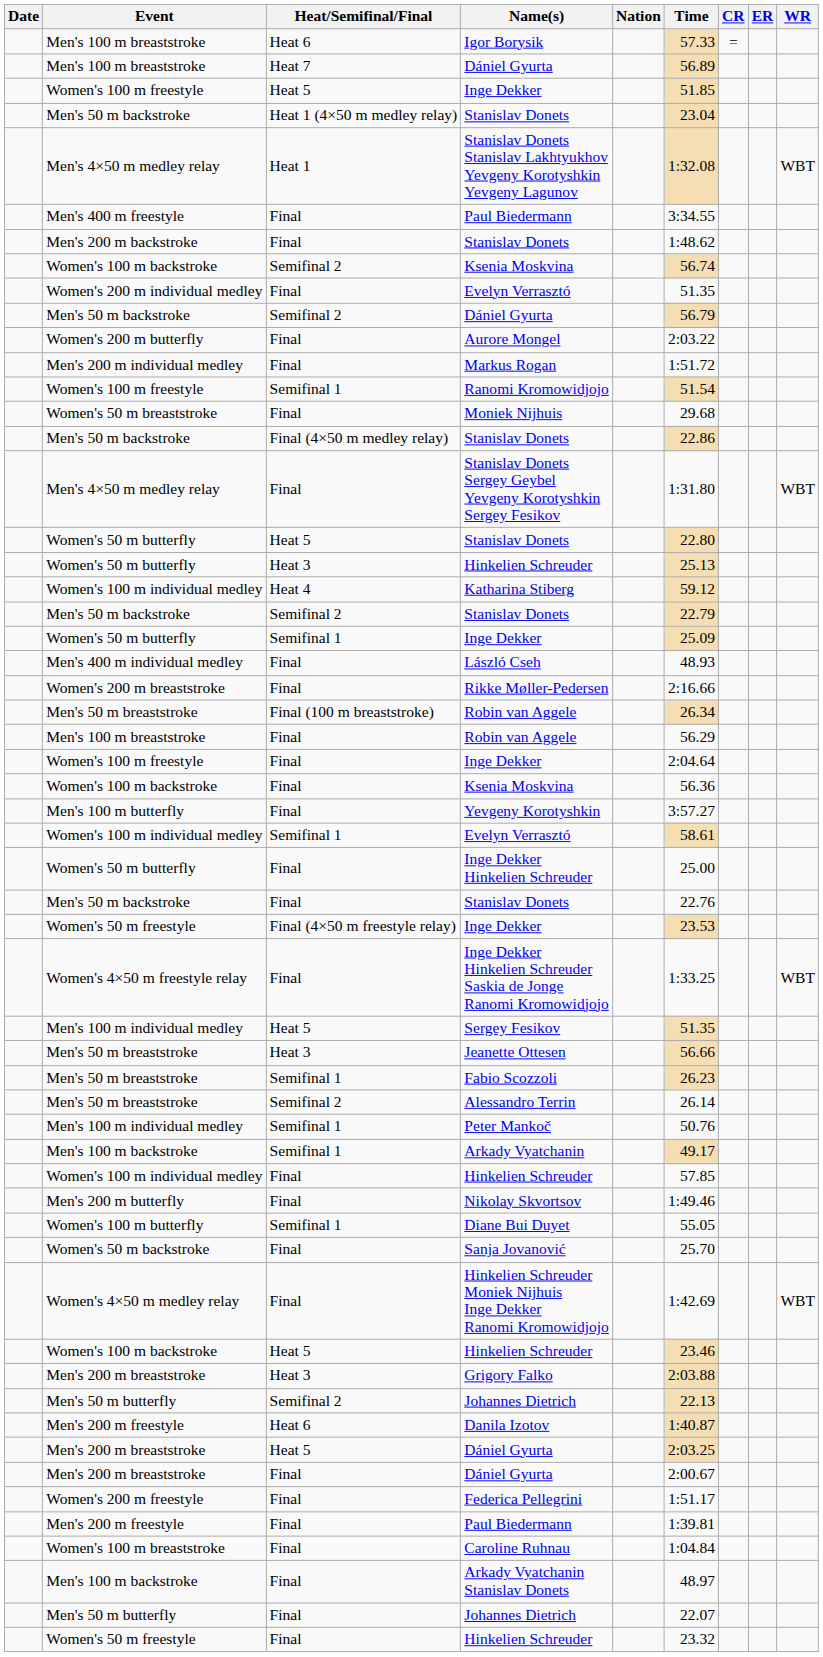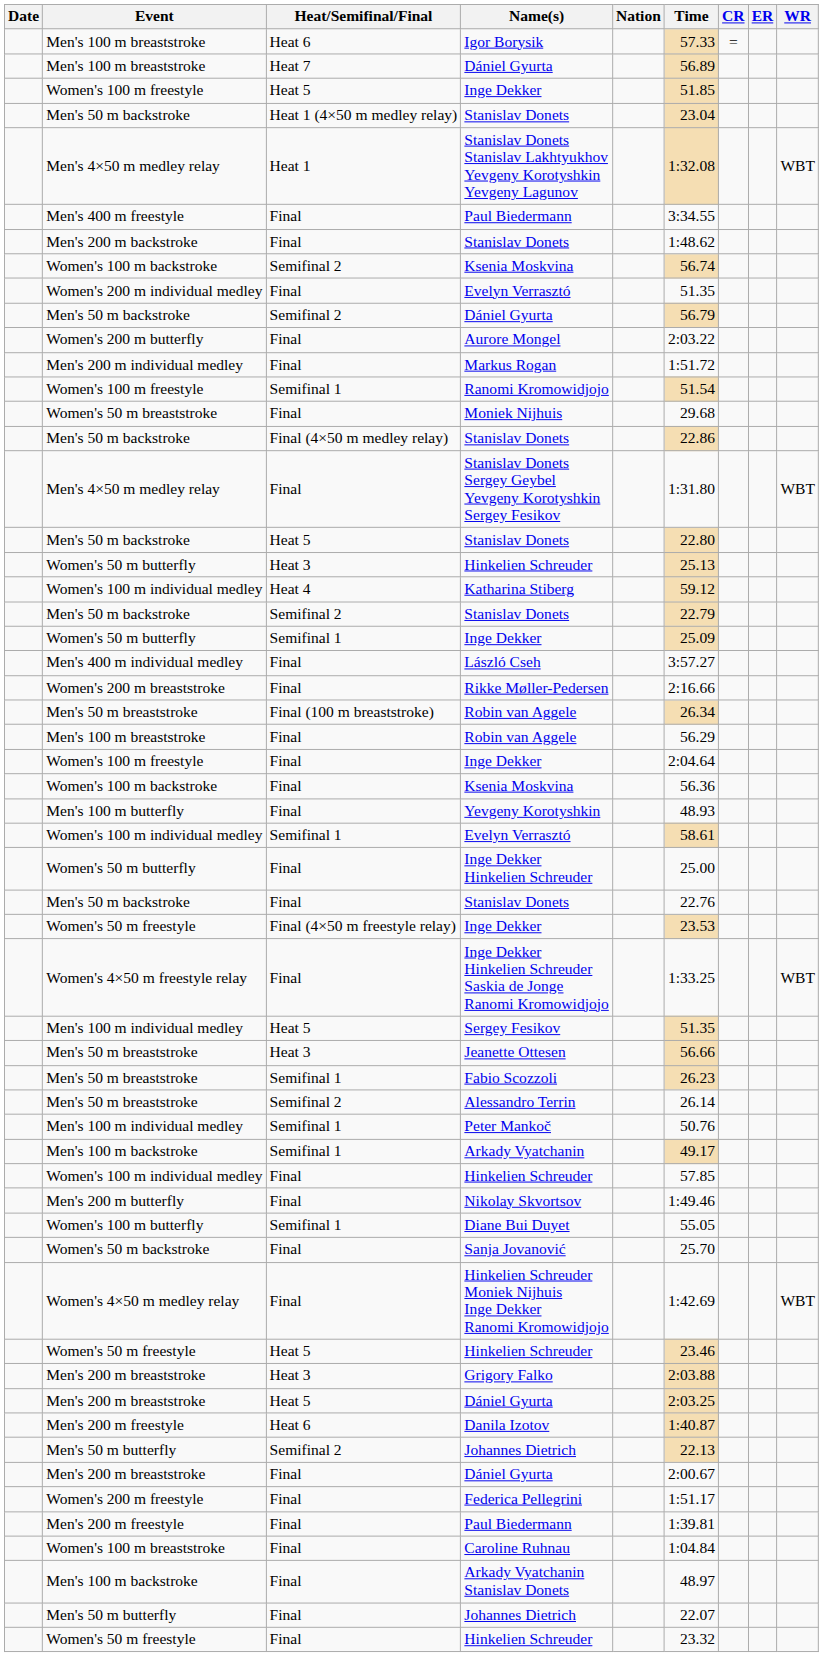(121, 540) Women's 50 m butterfly -> (118, 540) Men's 50 m backstroke
(697, 663) 48.93 -> (691, 663) 3:57.27
(691, 810) 3:57.27 -> (697, 810) 48.93
(132, 1351) Women's 100 m backstroke -> (121, 1351) Women's 50 m freestyle
rows swapped: (290, 1449) <-> (306, 1400)
